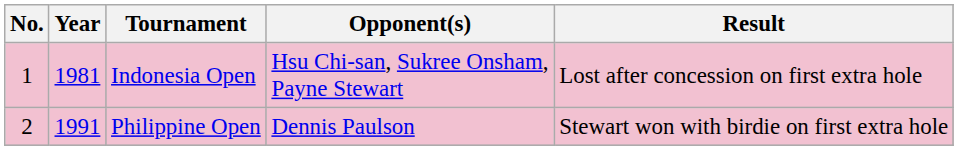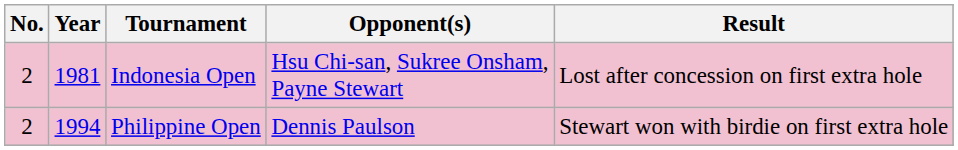(27, 75) 1 -> (27, 75) 2
(77, 126) 1991 -> (77, 126) 1994
